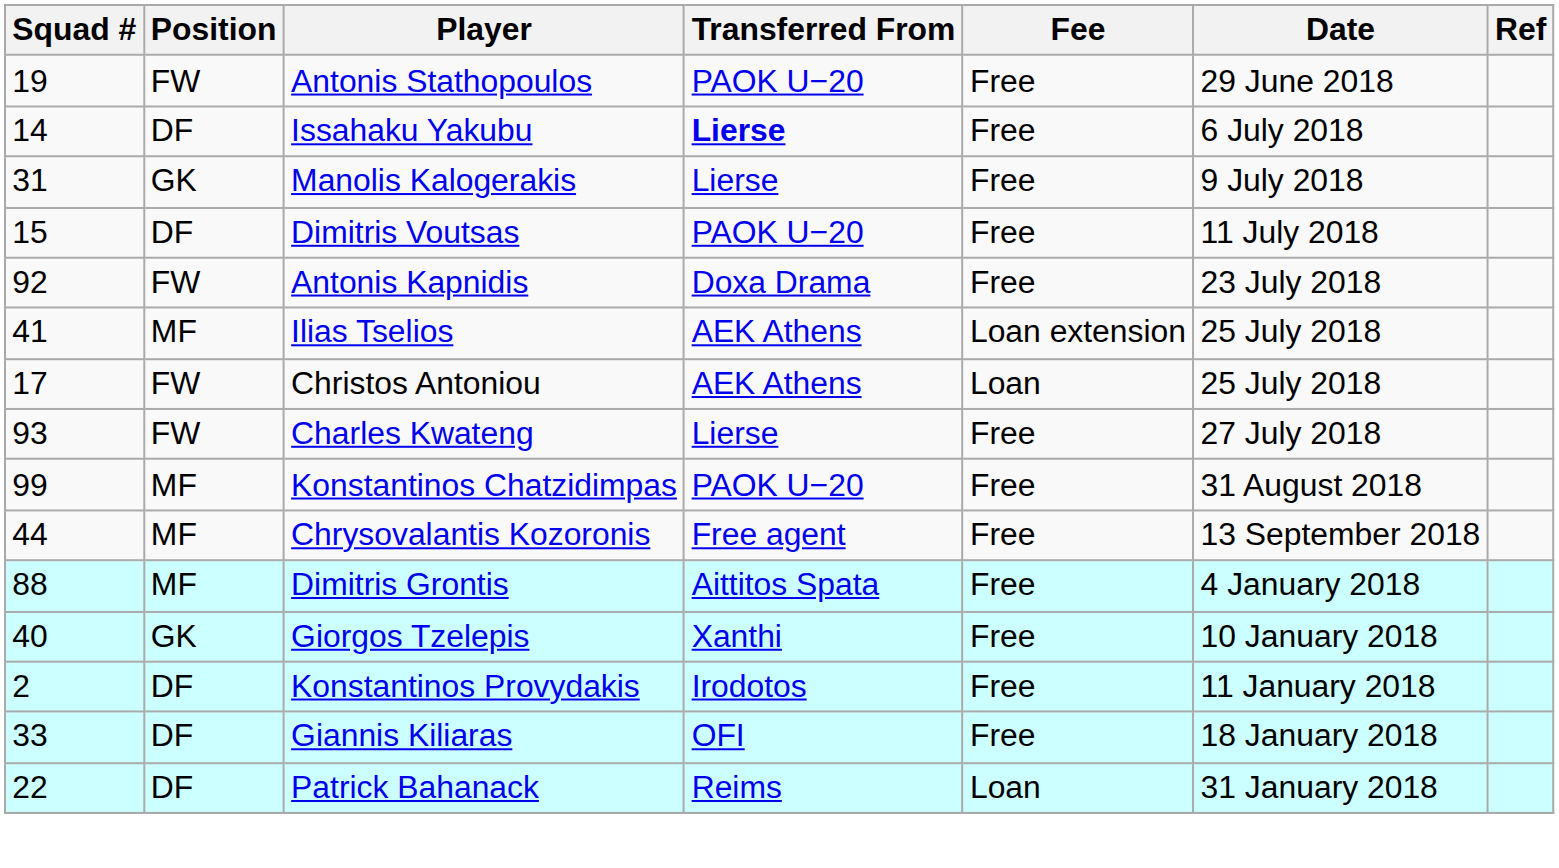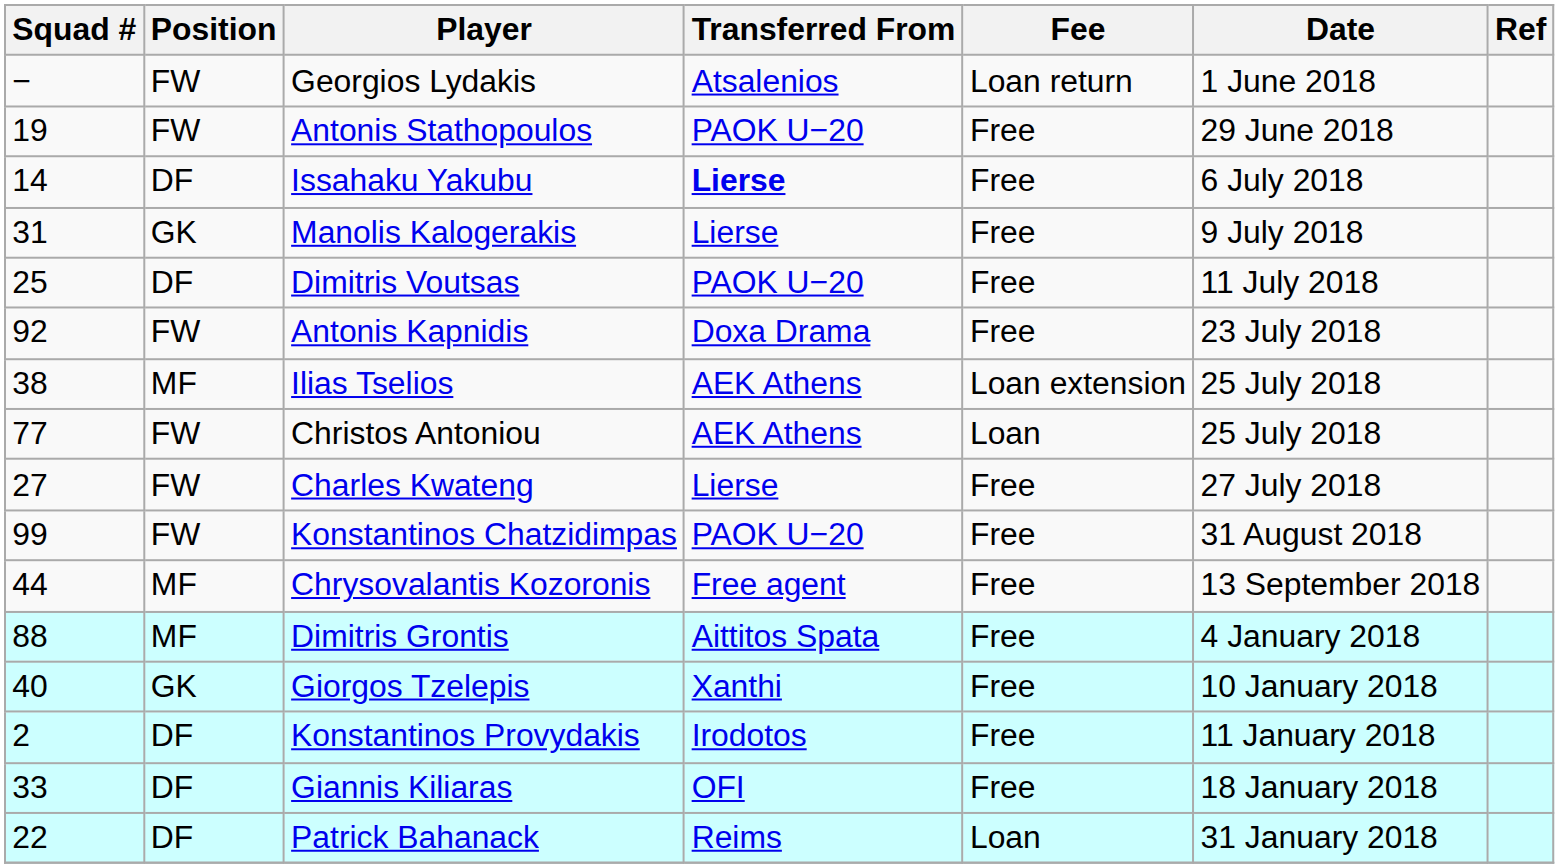+ row: (414, 80)
(30, 231) 15 -> (30, 282) 25
(30, 332) 41 -> (30, 383) 38
(30, 383) 17 -> (30, 433) 77
(30, 433) 93 -> (30, 484) 27
(174, 484) MF -> (176, 534) FW
